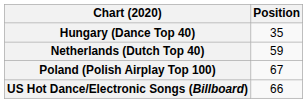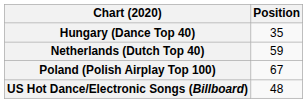(277, 88) 66 -> (277, 88) 48
